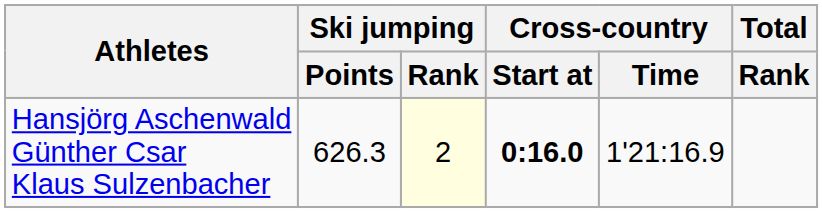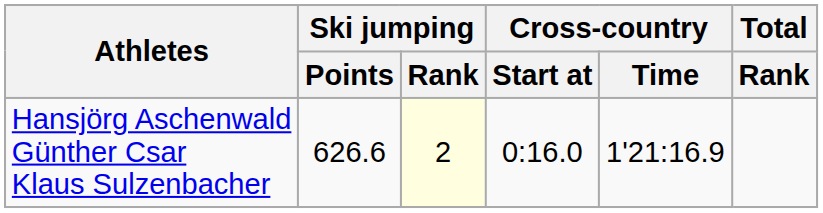(349, 153) 626.3 -> (349, 153) 626.6
(542, 153) bold -> (542, 153) normal
